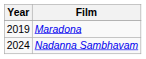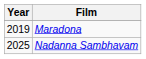(18, 45) 2024 -> (18, 45) 2025
